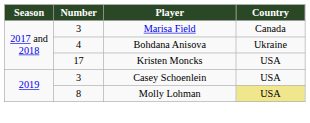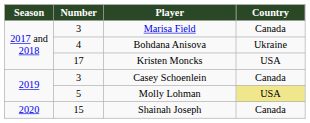(270, 77) USA -> (270, 77) Canada
(79, 93) 8 -> (79, 93) 5
+ row: (170, 110)
